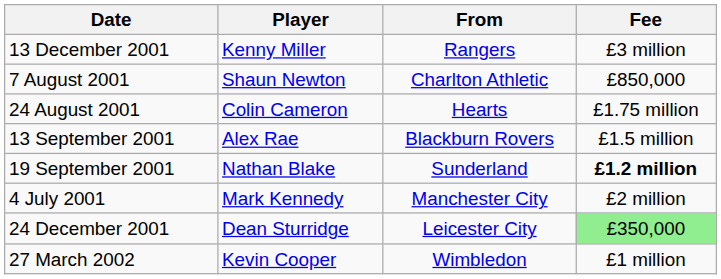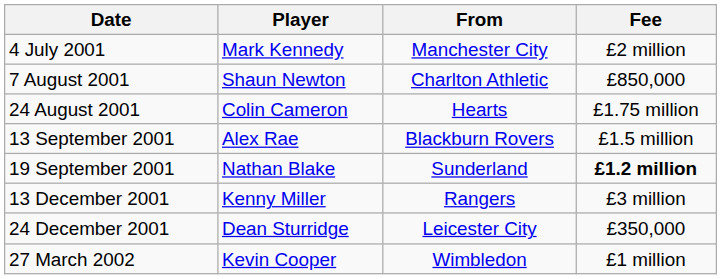rows swapped: (57, 199) <-> (89, 50)
(646, 229) lightgreen background -> (646, 229) no background
